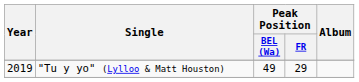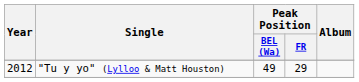(20, 69) 2019 -> (20, 69) 2012
